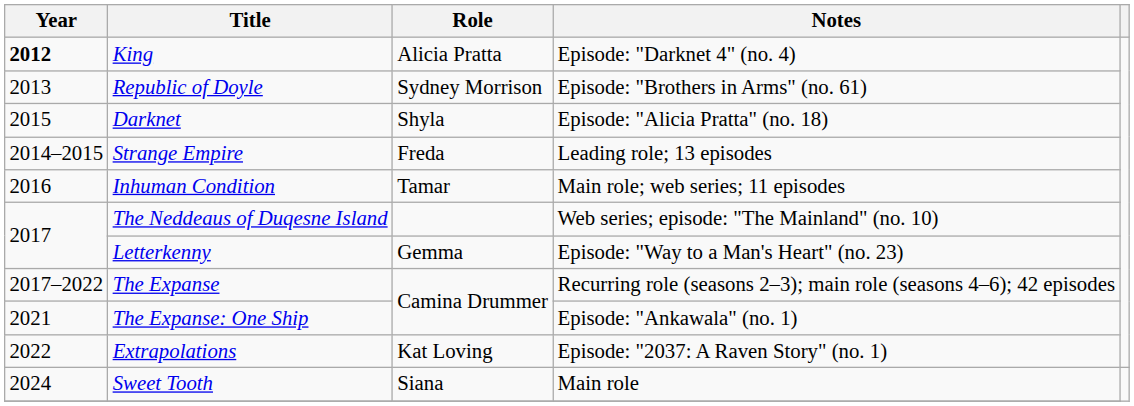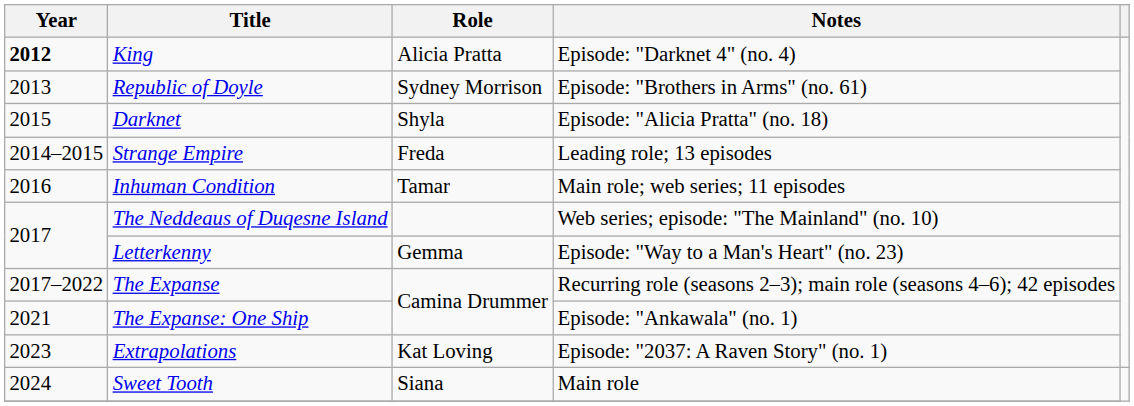(30, 350) 2022 -> (30, 350) 2023
